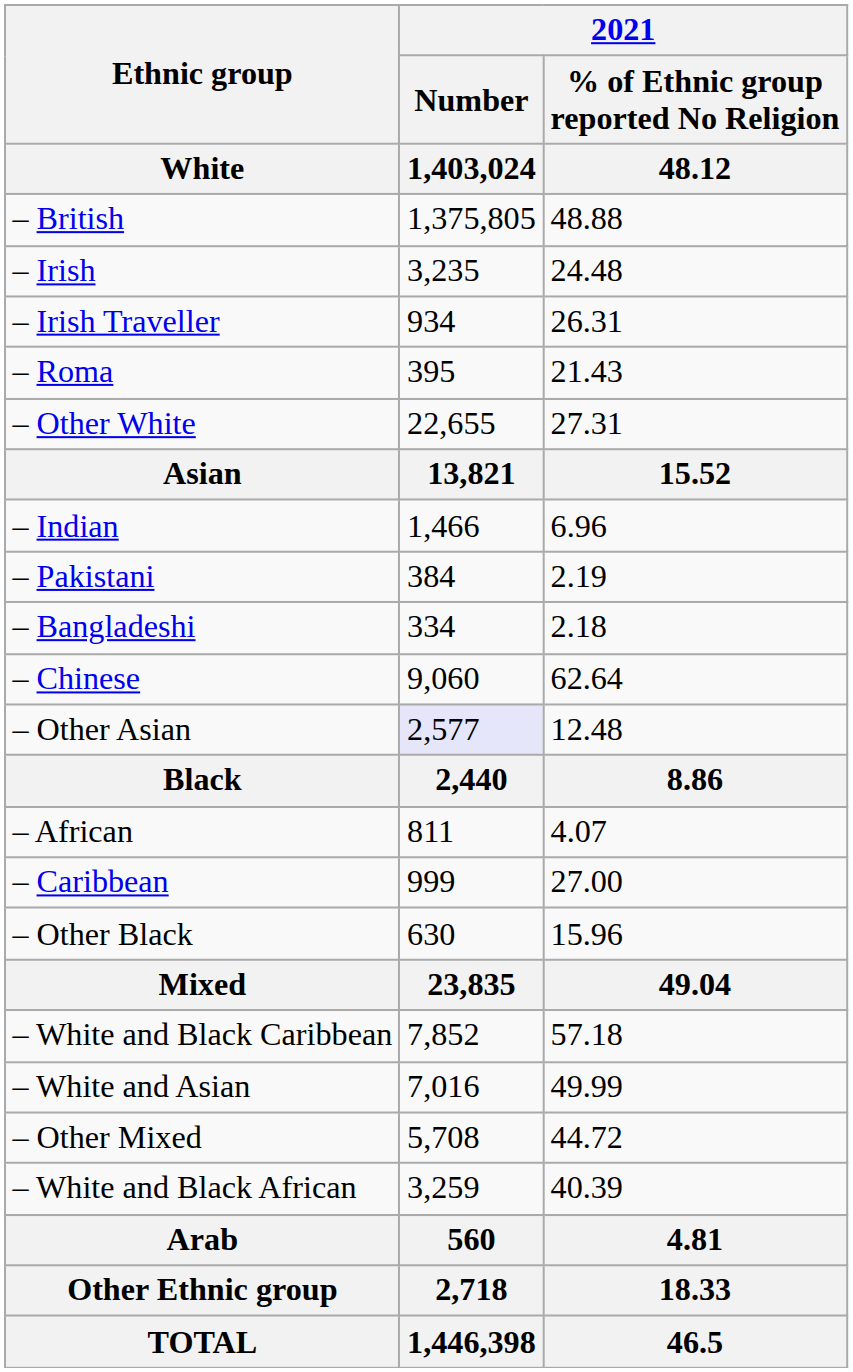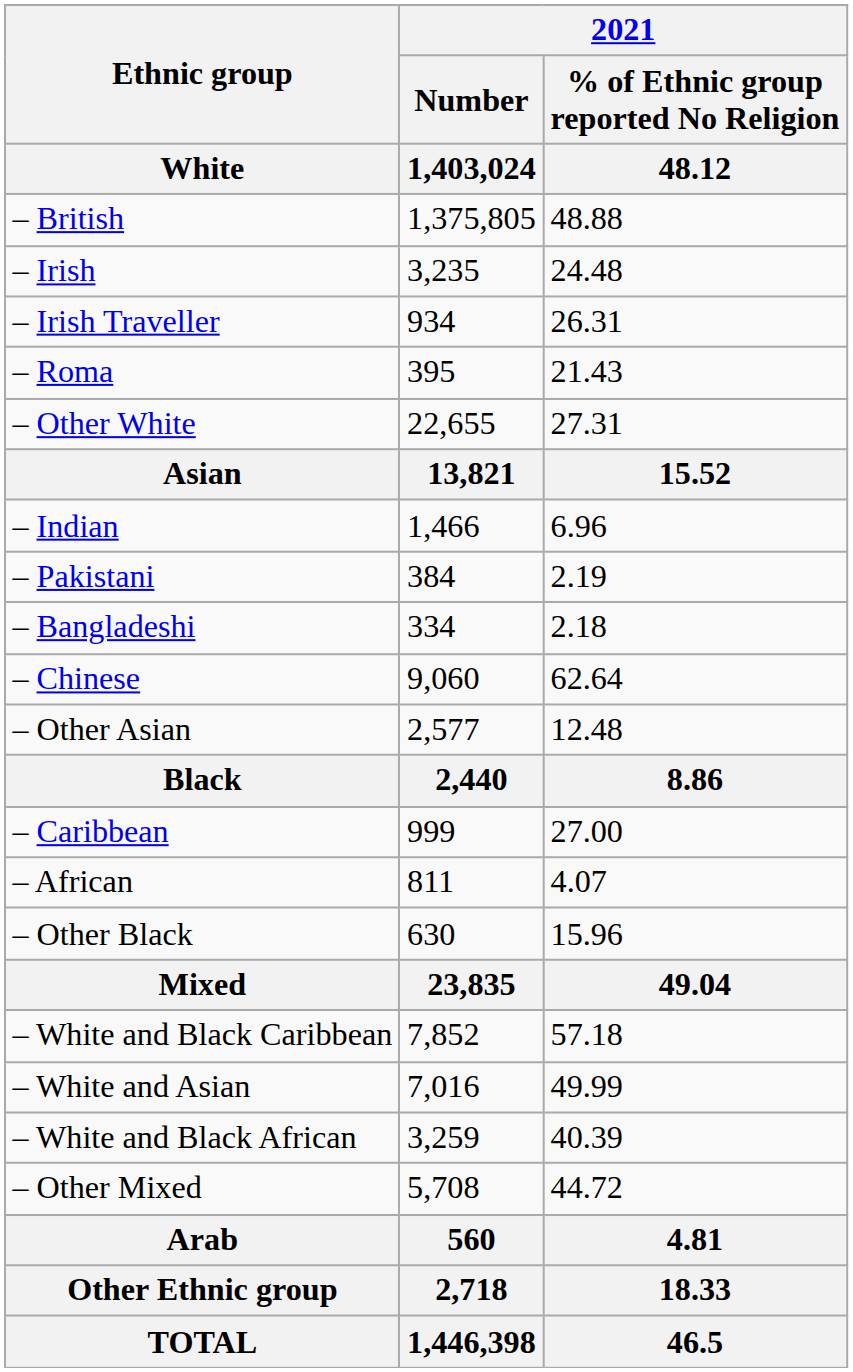(443, 729) lavender background -> (443, 729) no background
rows swapped: (73, 831) <-> (91, 882)
rows swapped: (184, 1188) <-> (107, 1137)
